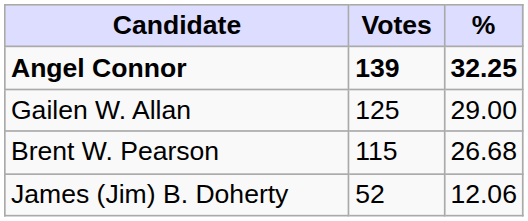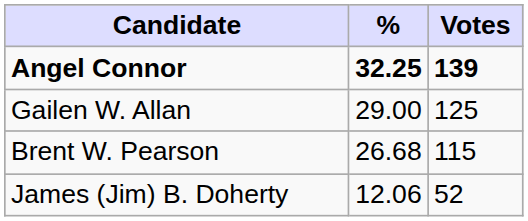columns swapped: (397, 25) <-> (484, 25)
